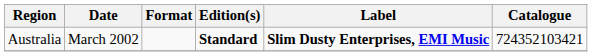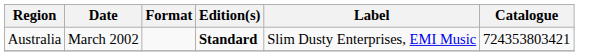(378, 39) bold -> (372, 39) normal
(540, 39) 724352103421 -> (527, 39) 724353803421
